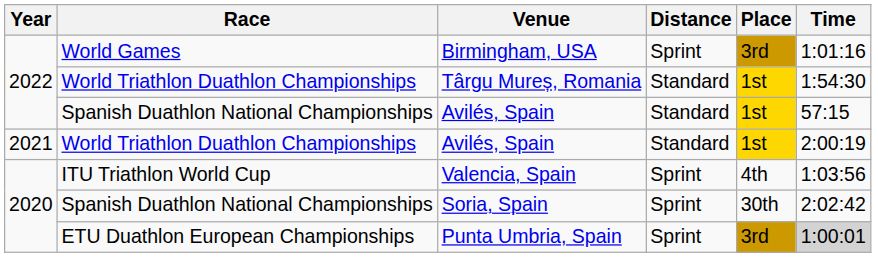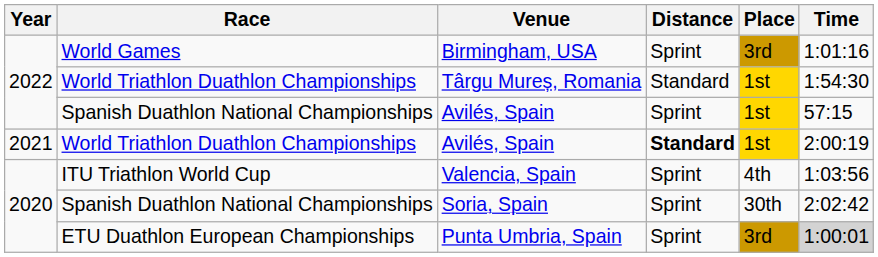(690, 112) Standard -> (676, 112) Sprint
(690, 143) normal -> (693, 143) bold
